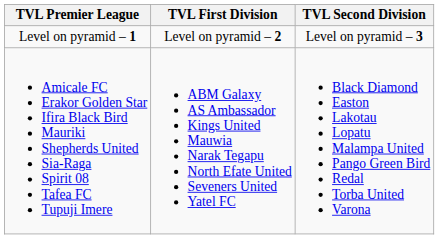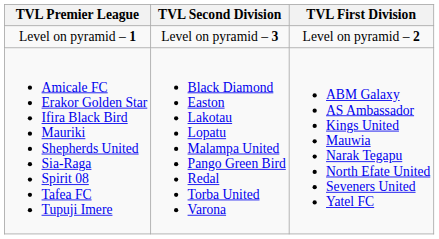columns swapped: (223, 15) <-> (364, 15)
